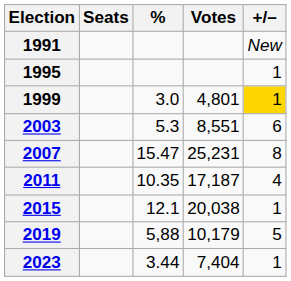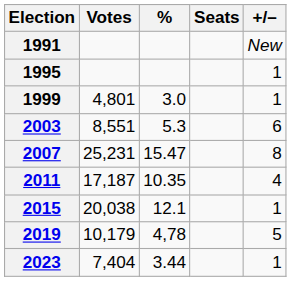columns swapped: (213, 18) <-> (106, 18)
(277, 99) gold background -> (277, 99) no background
(163, 235) 5,88 -> (169, 235) 4,78
